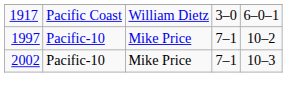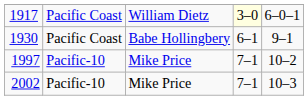(226, 15) no background -> (247, 15) lightyellow background
+ row: (24, 38)
